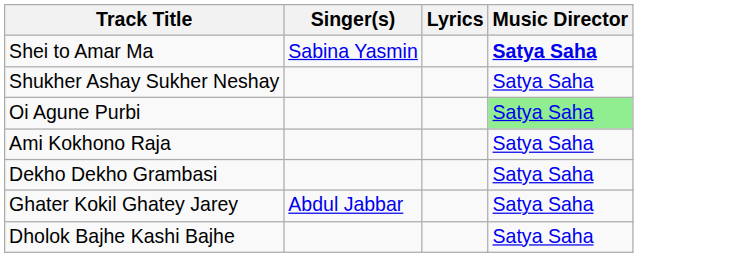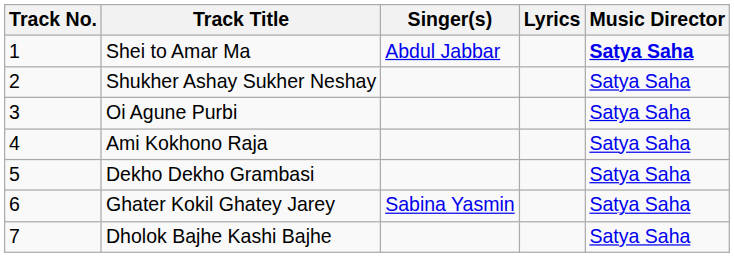+ column: (53, 19)
(353, 50) Sabina Yasmin -> (443, 50) Abdul Jabbar
(543, 112) lightgreen background -> (640, 112) no background
(346, 205) Abdul Jabbar -> (450, 205) Sabina Yasmin
